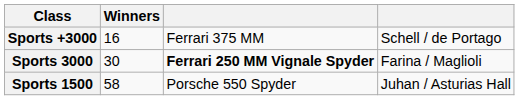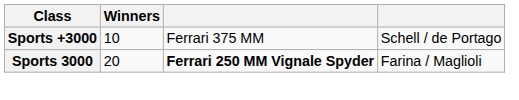(112, 39) 16 -> (112, 39) 10
(112, 61) 30 -> (112, 61) 20
- row: (52, 84)
